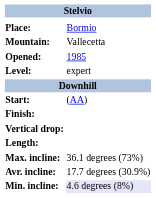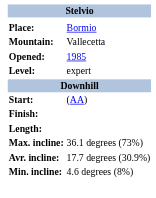- row: (35, 129)
(100, 186) lavender background -> (100, 172) no background
